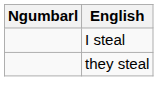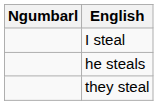+ row: (115, 64)
